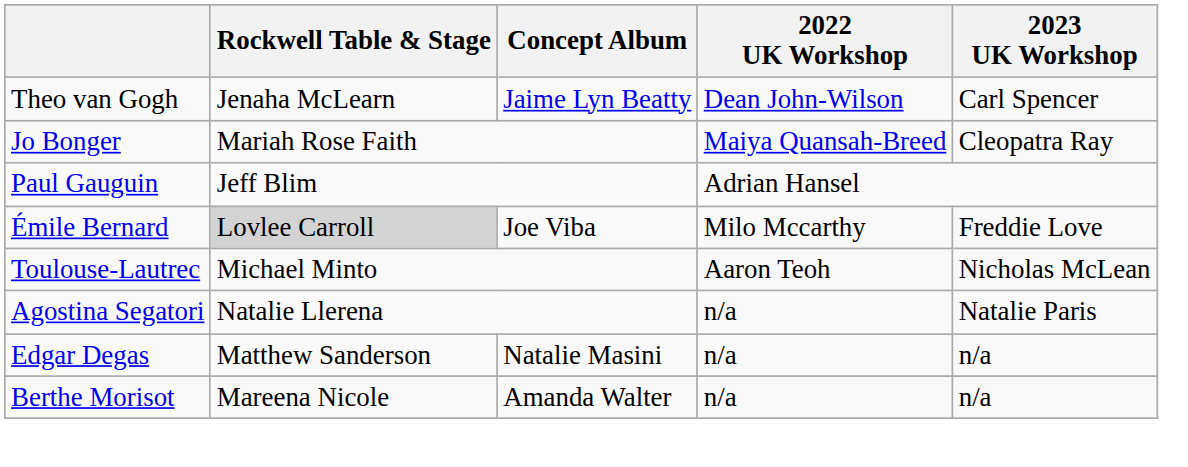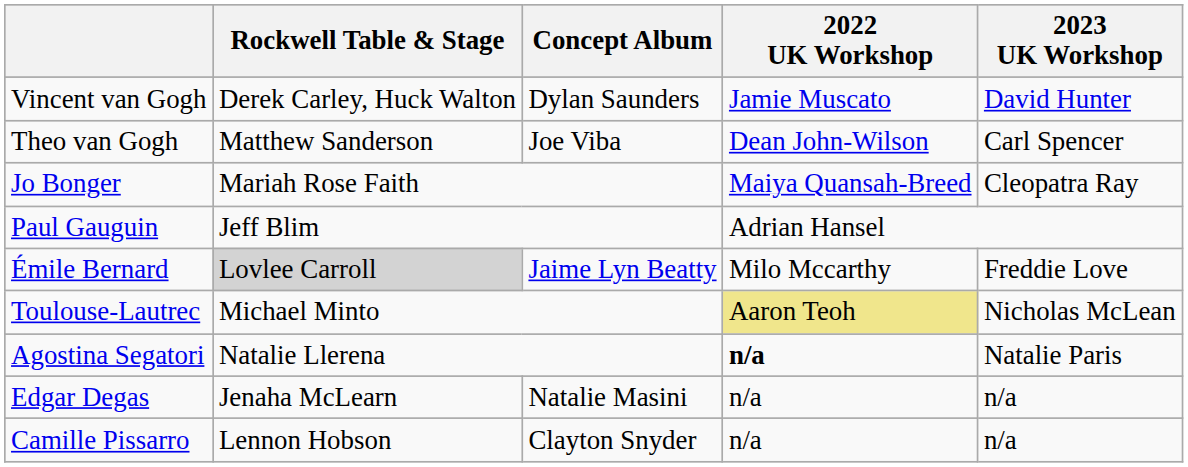+ row: (109, 98)
(306, 98) Jenaha McLearn -> (326, 141) Matthew Sanderson
(597, 98) Jaime Lyn Beatty -> (575, 141) Joe Viba
(550, 226) Joe Viba -> (622, 269) Jaime Lyn Beatty
(767, 269) no background -> (792, 311) khaki background
(720, 311) normal -> (747, 354) bold
(324, 354) Matthew Sanderson -> (308, 397) Jenaha McLearn
- row: (93, 397)
+ row: (100, 439)
